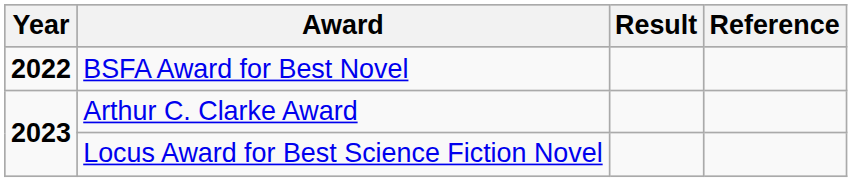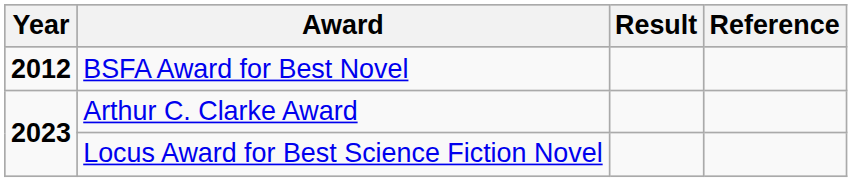(41, 68) 2022 -> (41, 68) 2012
